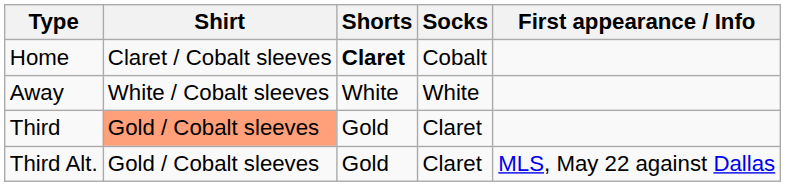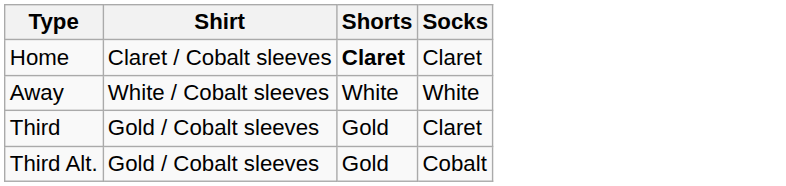- column: (637, 22)
(455, 57) Cobalt -> (452, 57) Claret
(214, 127) lightsalmon background -> (214, 127) no background
(452, 163) Claret -> (455, 163) Cobalt
